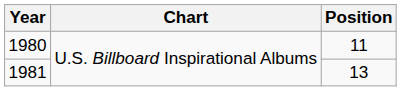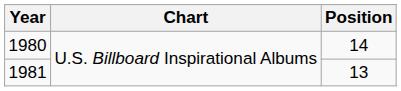(359, 45) 11 -> (359, 45) 14
